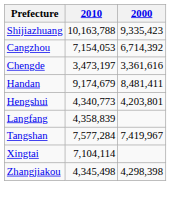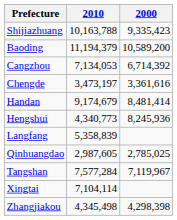+ row: (25, 48)
(94, 48) 7,154,053 -> (96, 66) 7,134,053
(142, 83) 8,481,411 -> (149, 101) 8,481,414
(142, 101) 4,203,801 -> (149, 119) 8,245,936
(94, 119) 4,358,839 -> (96, 136) 5,358,839
+ row: (36, 154)
(142, 136) 7,419,967 -> (149, 171) 7,119,967
